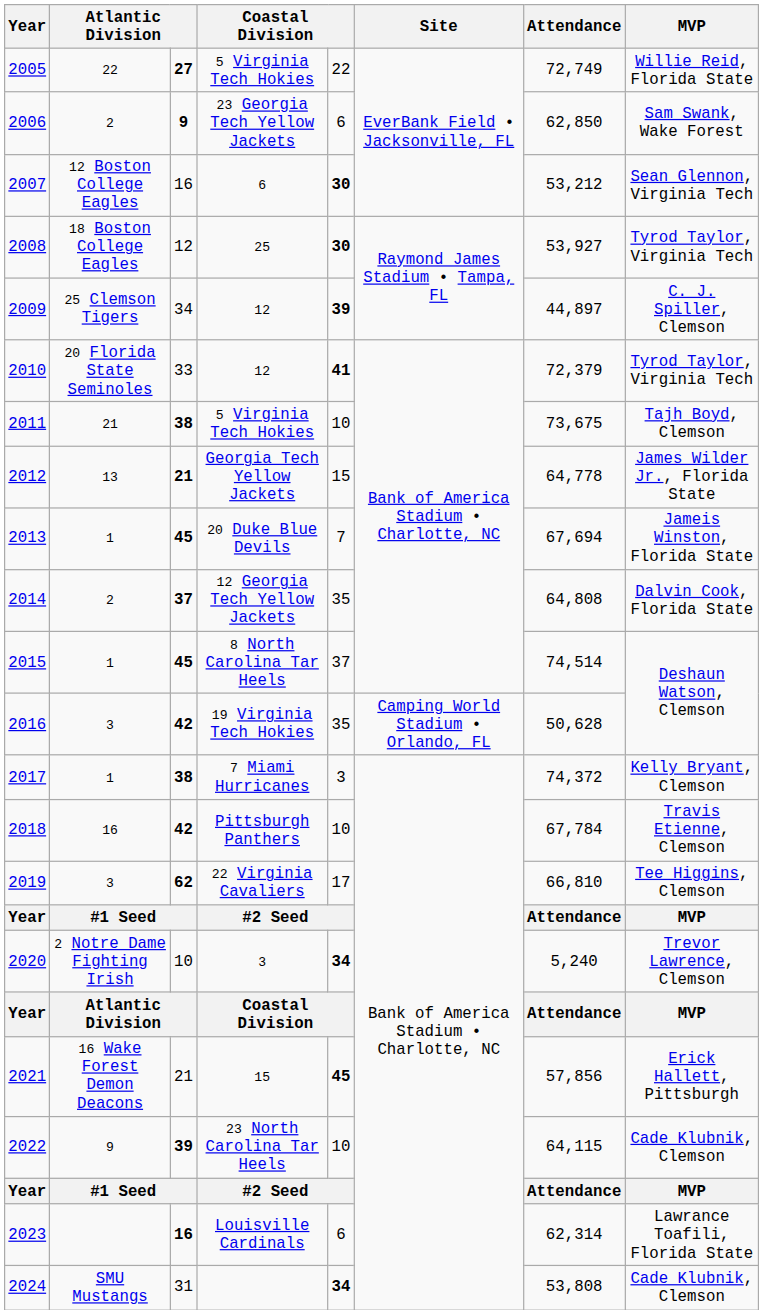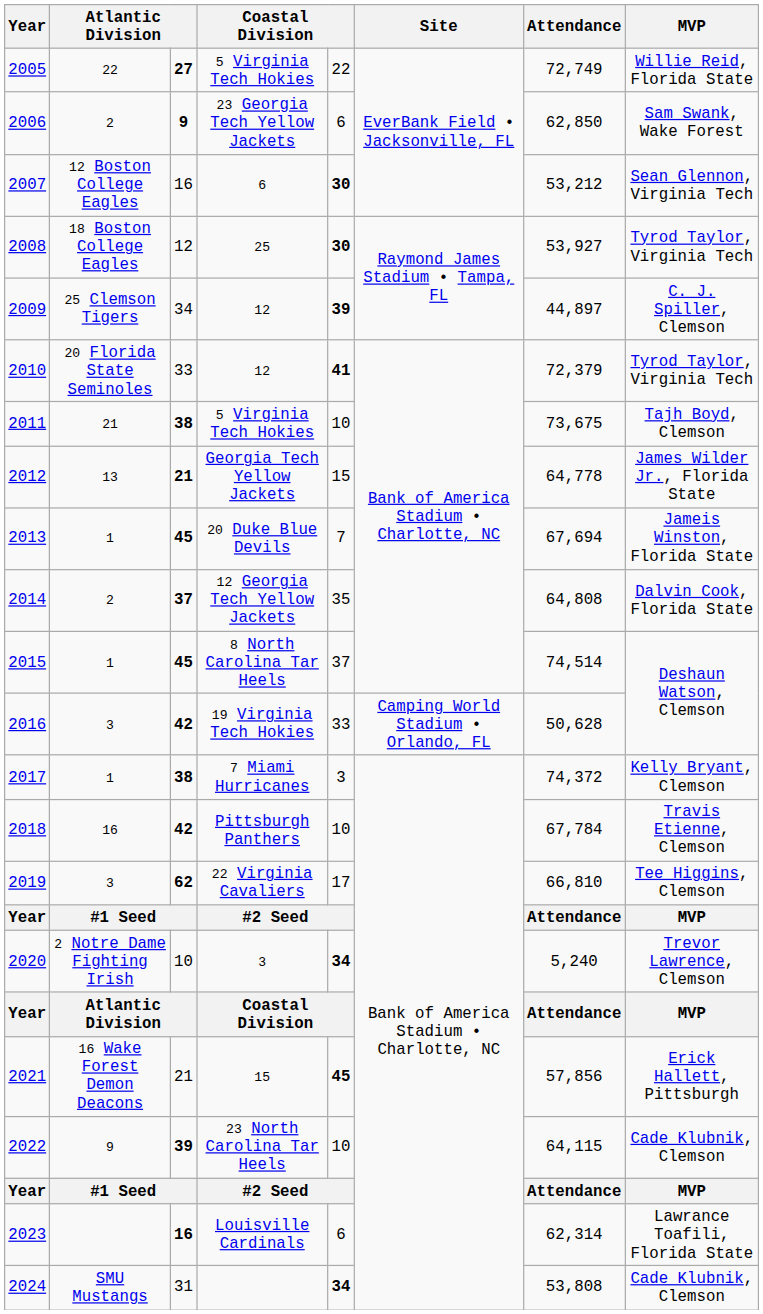(341, 724) 35 -> (341, 724) 33
